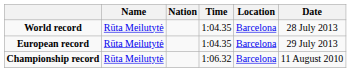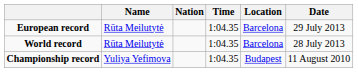rows swapped: (53, 28) <-> (53, 43)
(134, 59) Rūta Meilutytė -> (137, 59) Yuliya Yefimova
(216, 59) 1:06.32 -> (223, 59) 1:04.35
(256, 59) Barcelona -> (263, 59) Budapest
